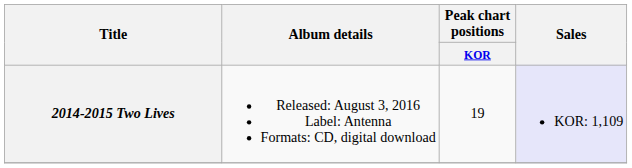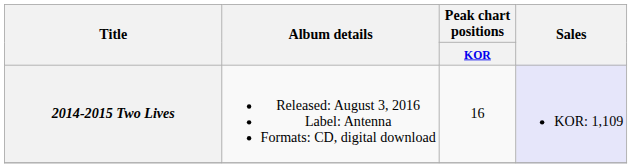(477, 114) 19 -> (477, 114) 16
